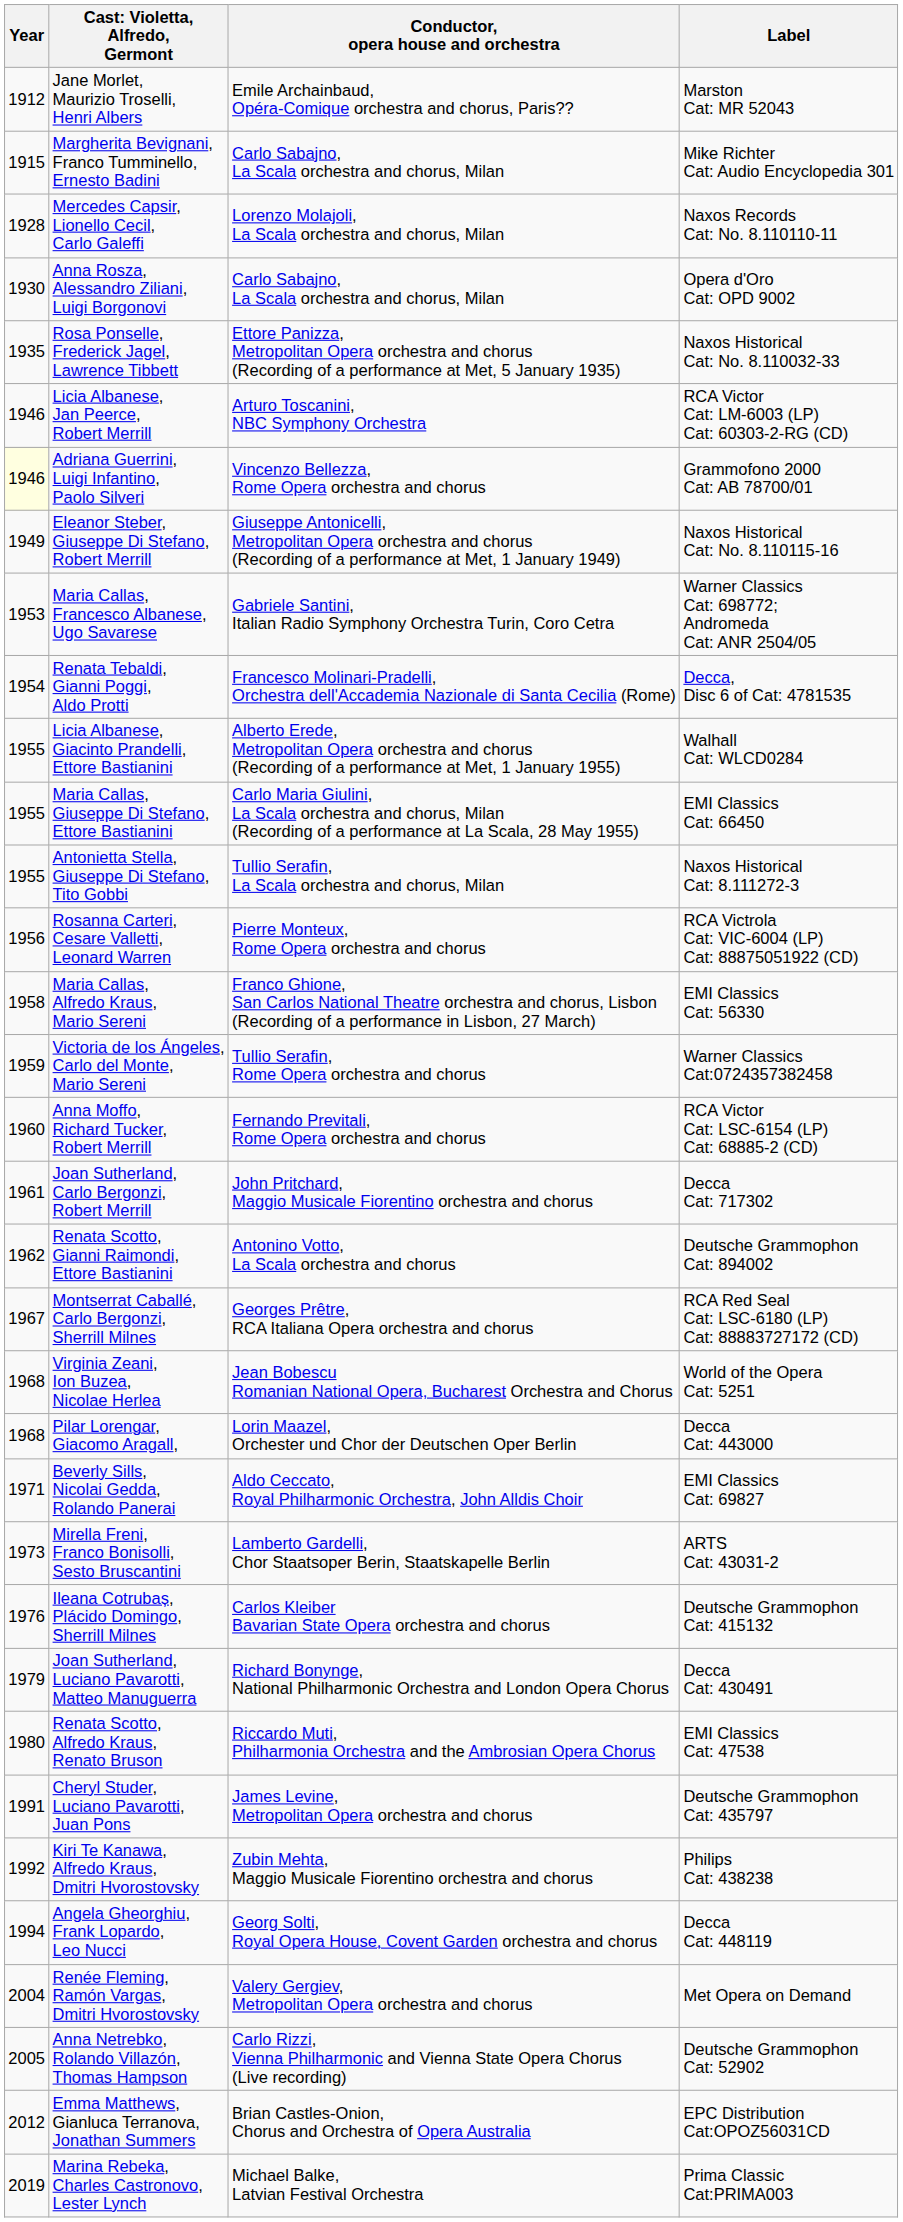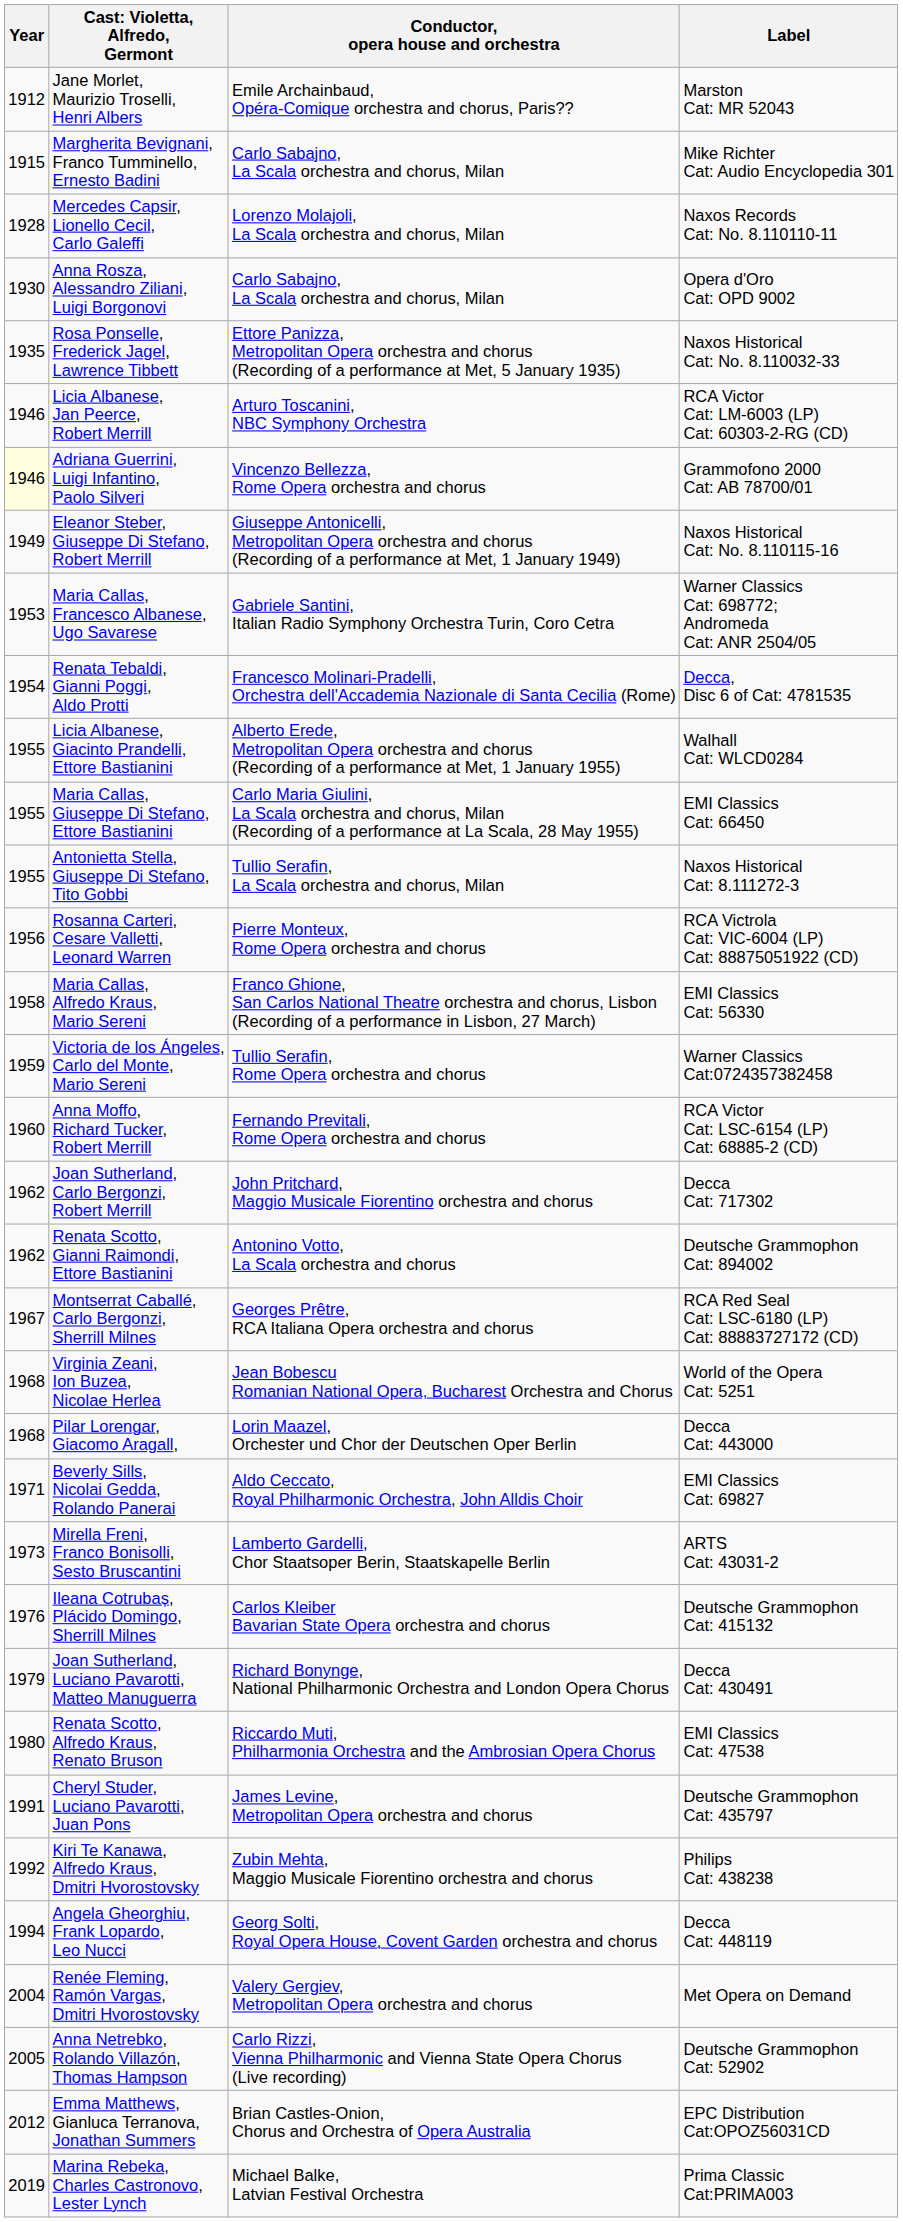(27, 1192) 1961 -> (27, 1192) 1962
